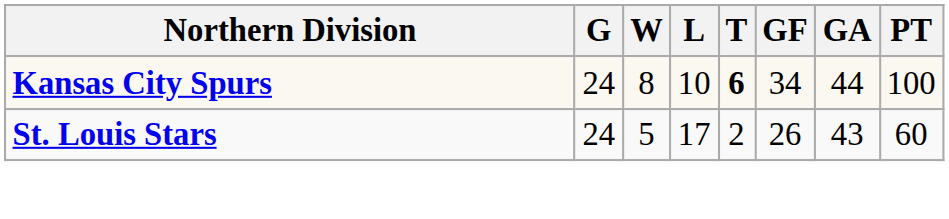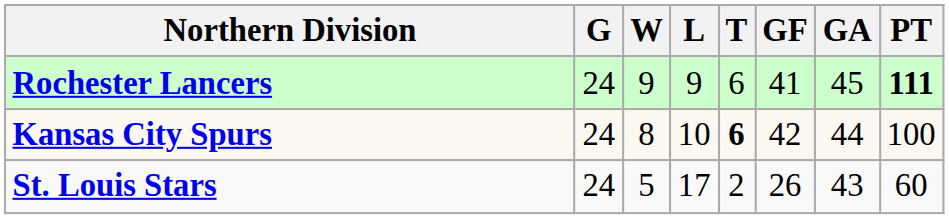+ row: (142, 82)
(785, 82) 34 -> (785, 133) 42
